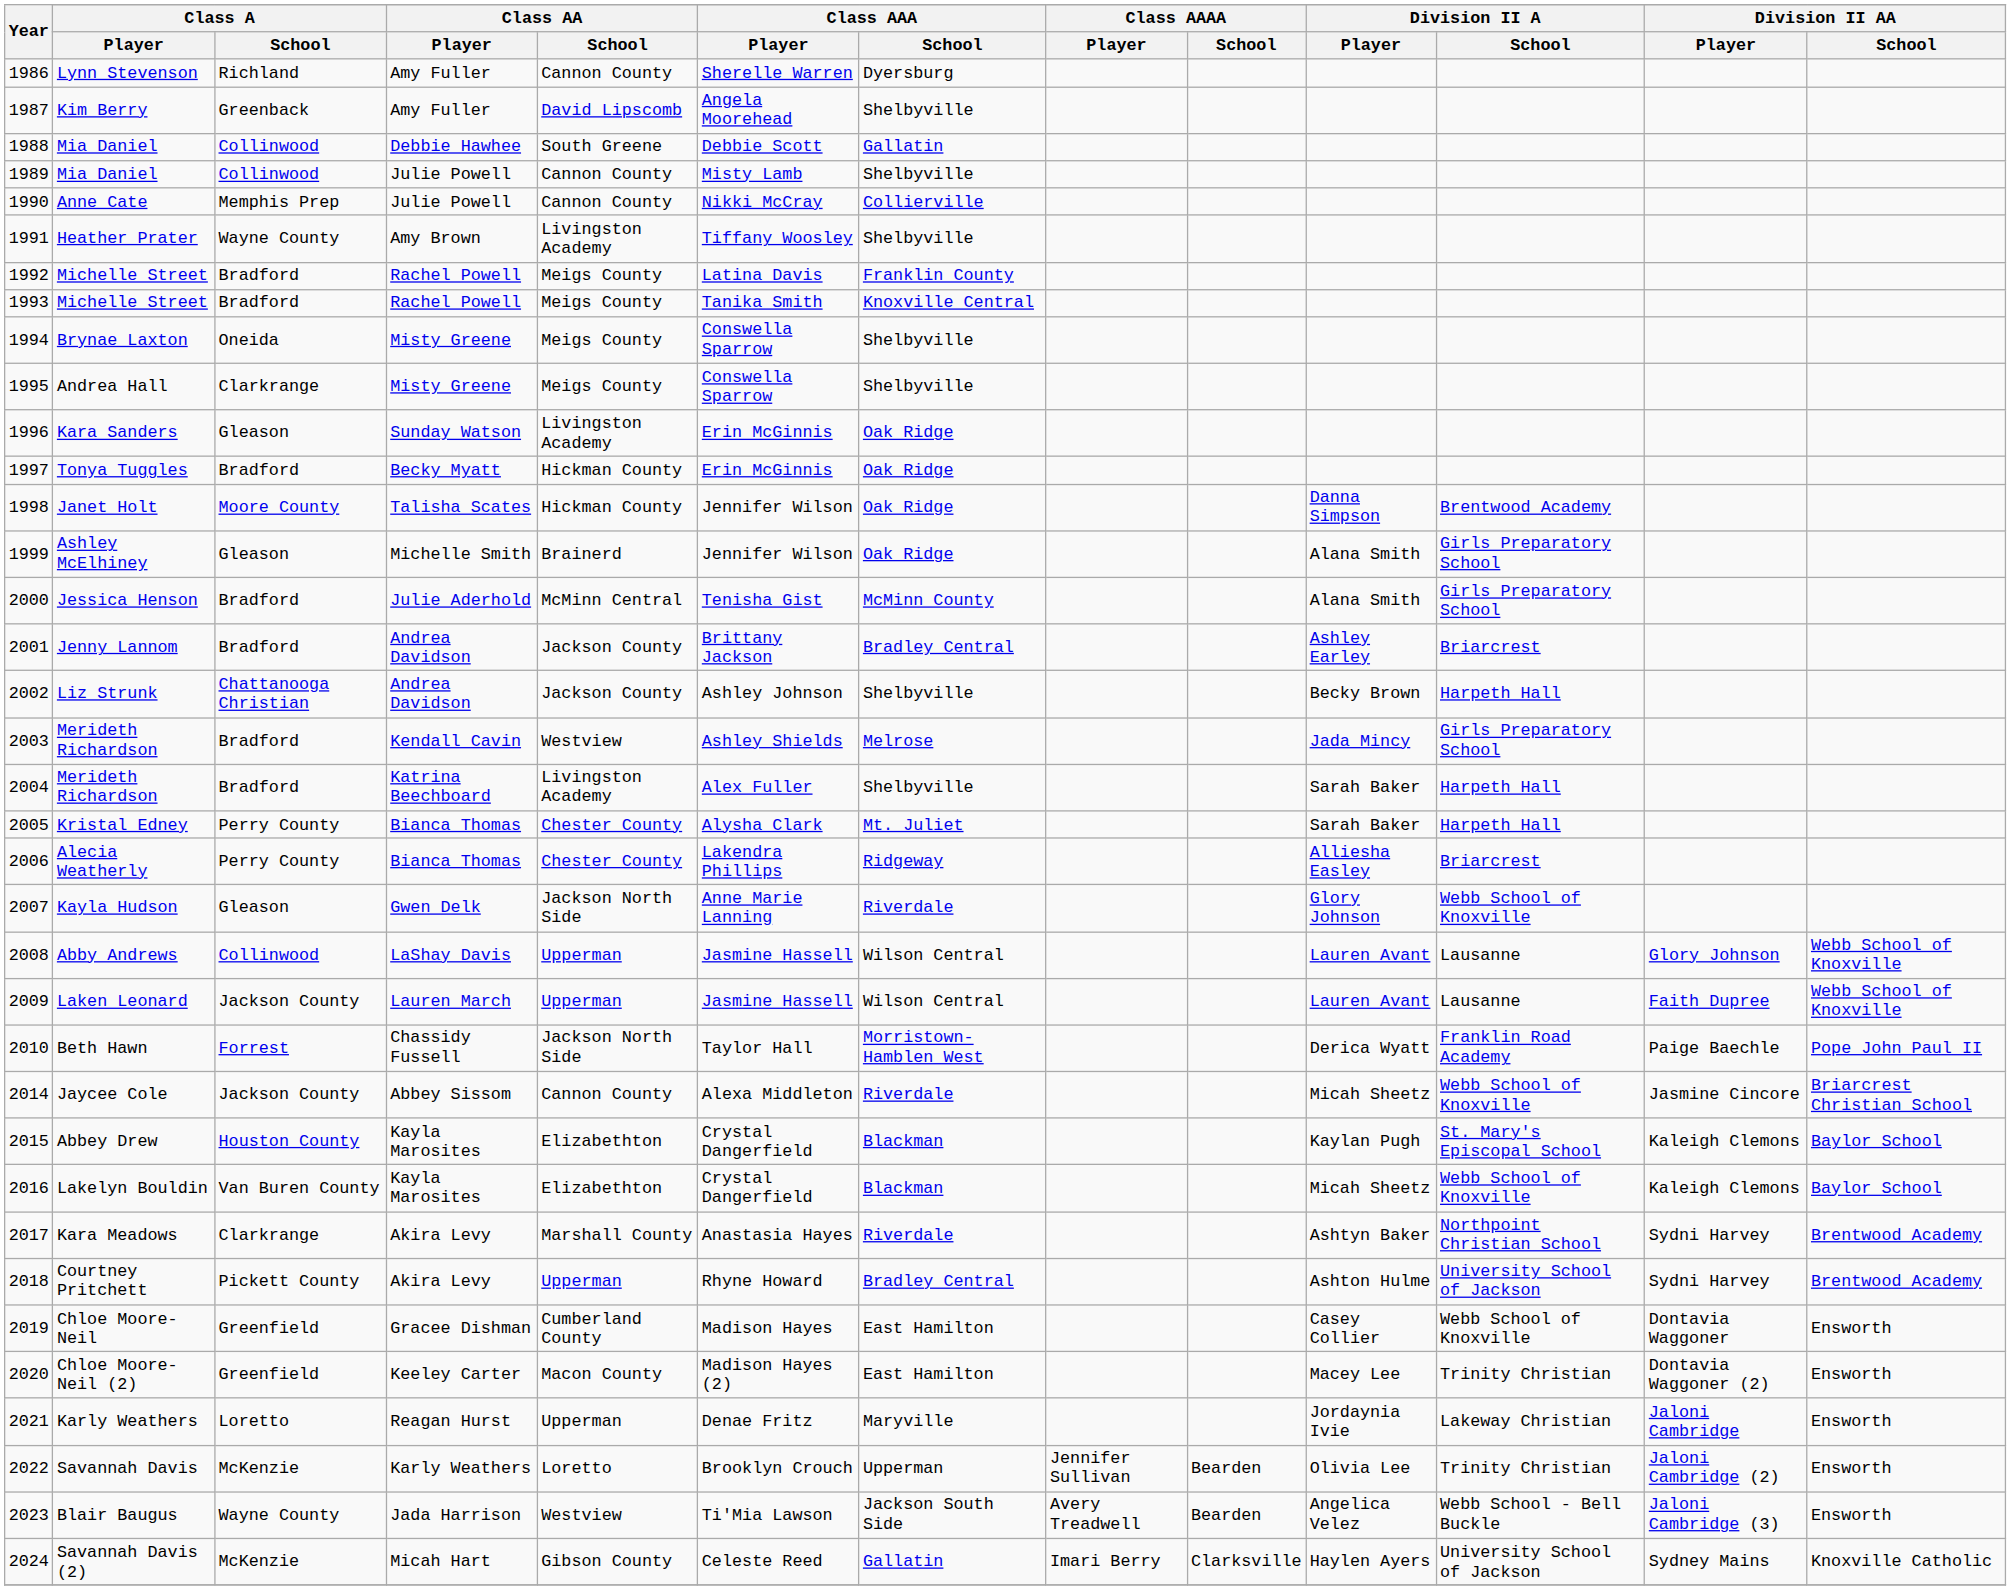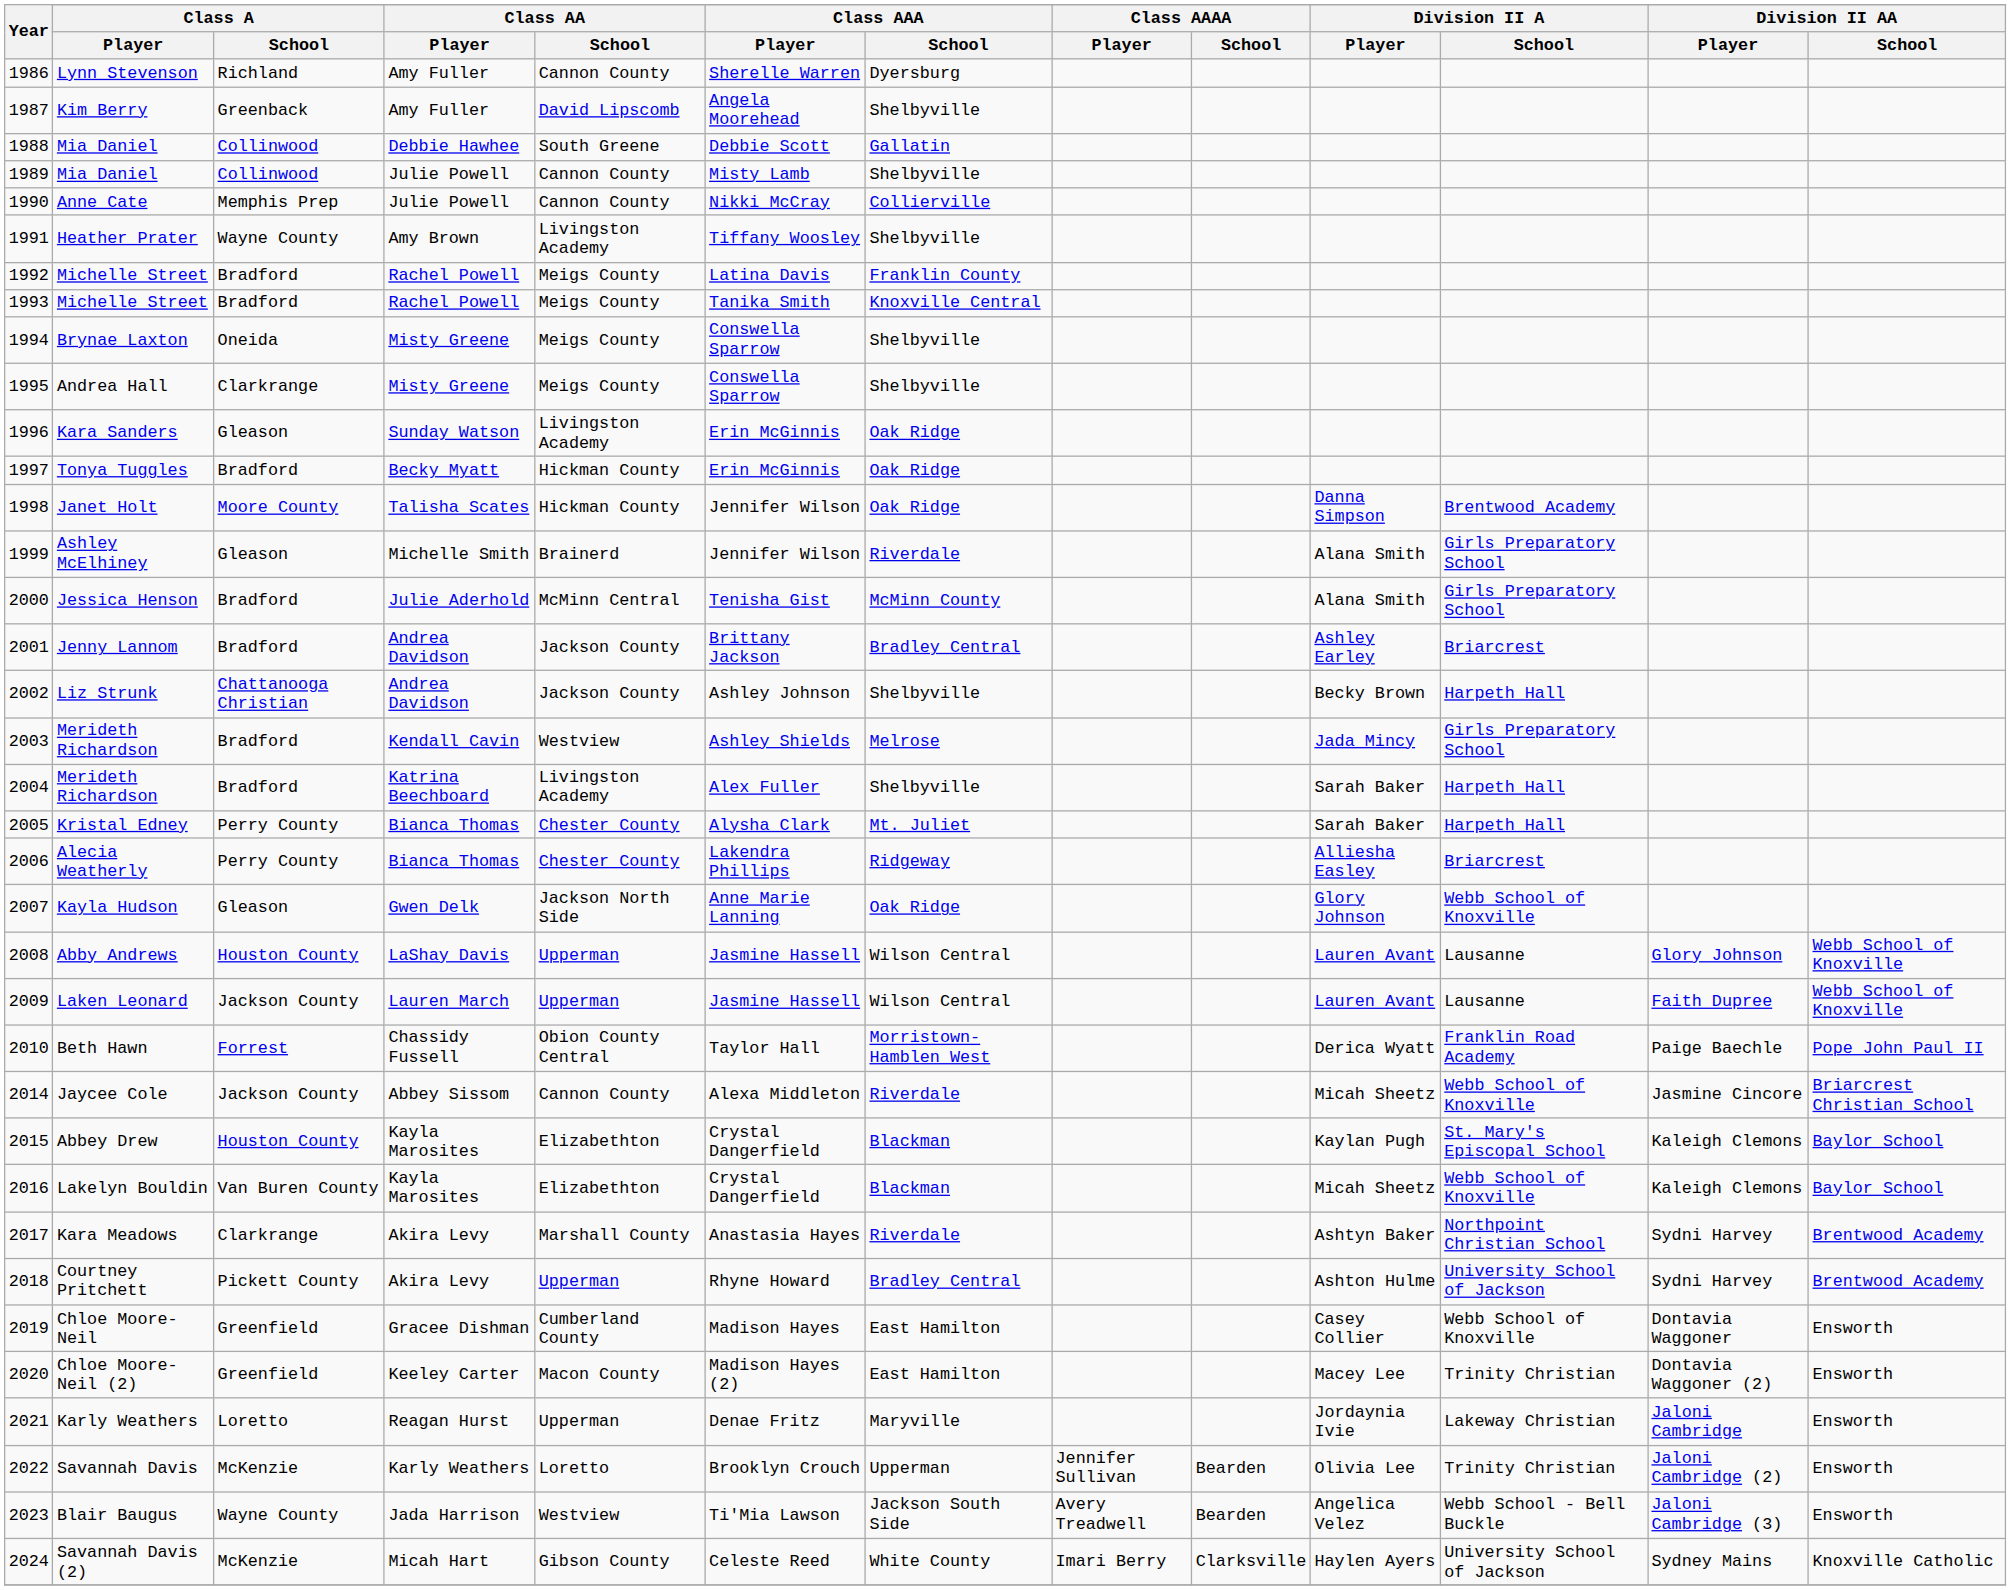(908, 554) Oak Ridge -> (915, 554) Riverdale
(908, 908) Riverdale -> (915, 908) Oak Ridge
(269, 955) Collinwood -> (288, 955) Houston County
(607, 1048) Jackson North Side -> (599, 1048) Obion County Central
(903, 1562) Gallatin -> (930, 1562) White County
